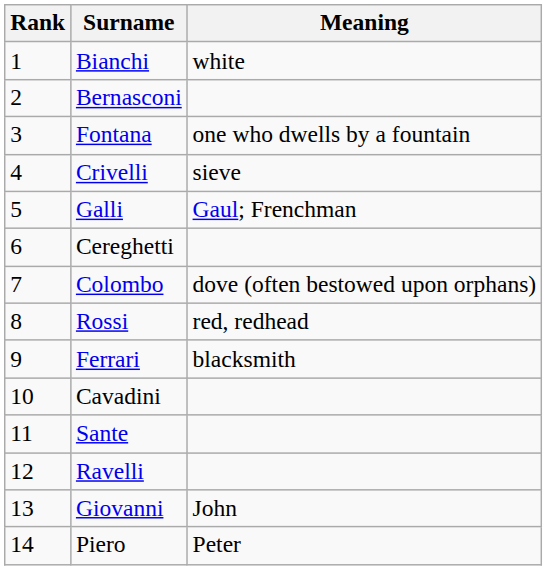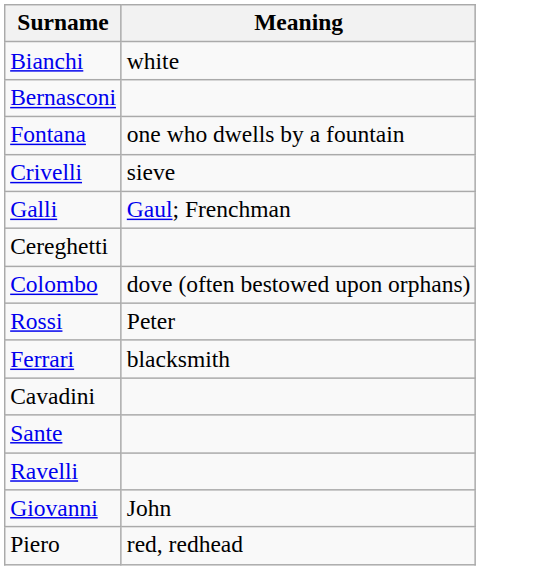- column: (38, 23)
(251, 321) red, redhead -> (151, 321) Peter
(217, 545) Peter -> (185, 545) red, redhead
